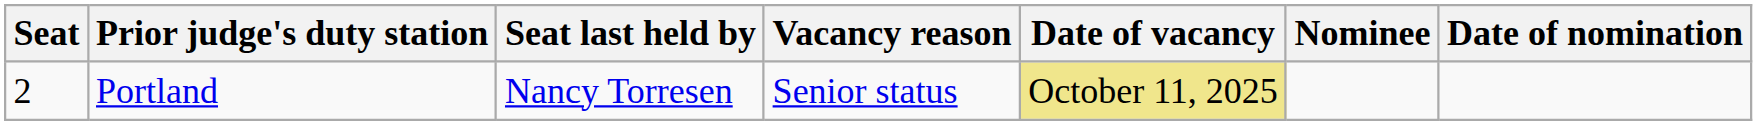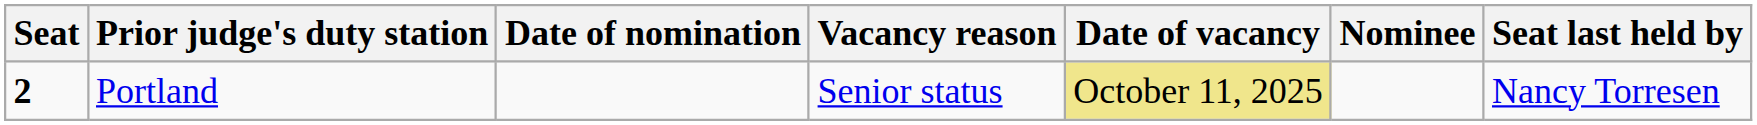columns swapped: (631, 33) <-> (1595, 33)
(22, 90) normal -> (22, 90) bold
